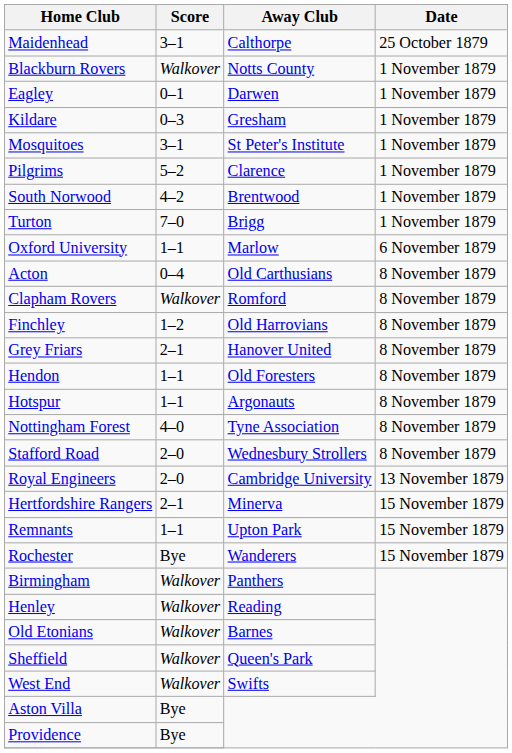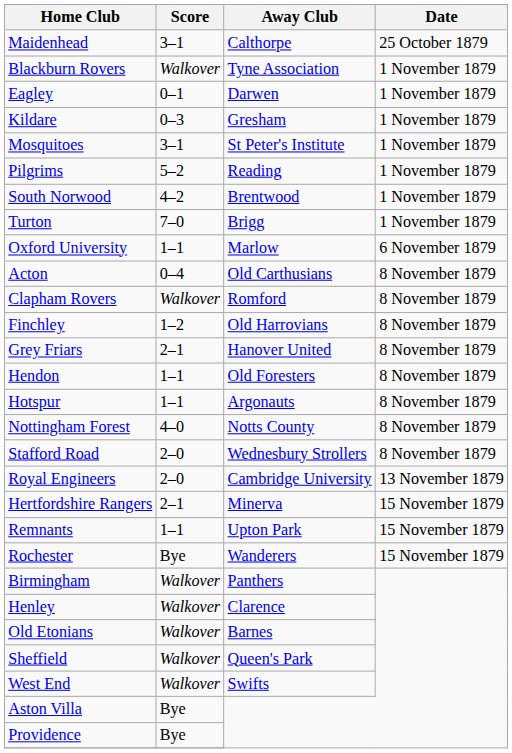(271, 68) Notts County -> (283, 68) Tyne Association
(256, 171) Clarence -> (255, 171) Reading
(283, 427) Tyne Association -> (271, 427) Notts County
(255, 606) Reading -> (256, 606) Clarence
